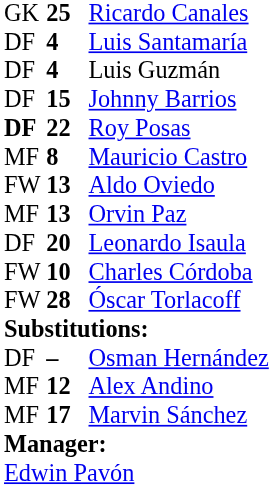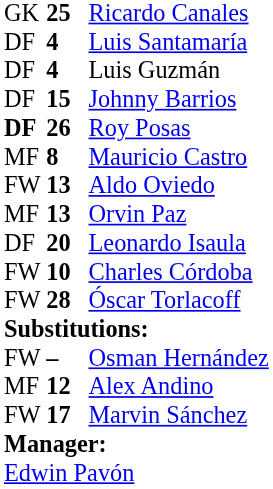(58, 127) 22 -> (58, 127) 26
(20, 357) DF -> (22, 357) FW
(22, 415) MF -> (22, 415) FW
